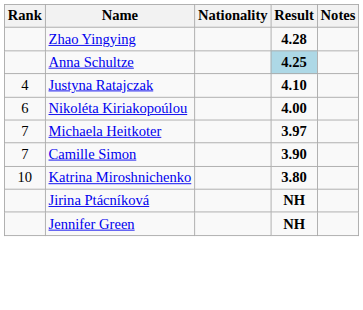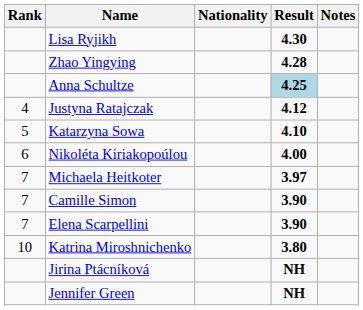+ row: (82, 39)
(294, 85) 4.10 -> (294, 108) 4.12
+ row: (96, 131)
+ row: (98, 223)
